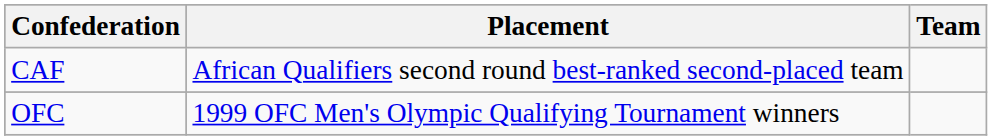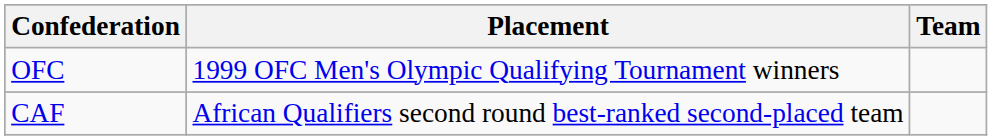rows swapped: (38, 112) <-> (38, 69)
